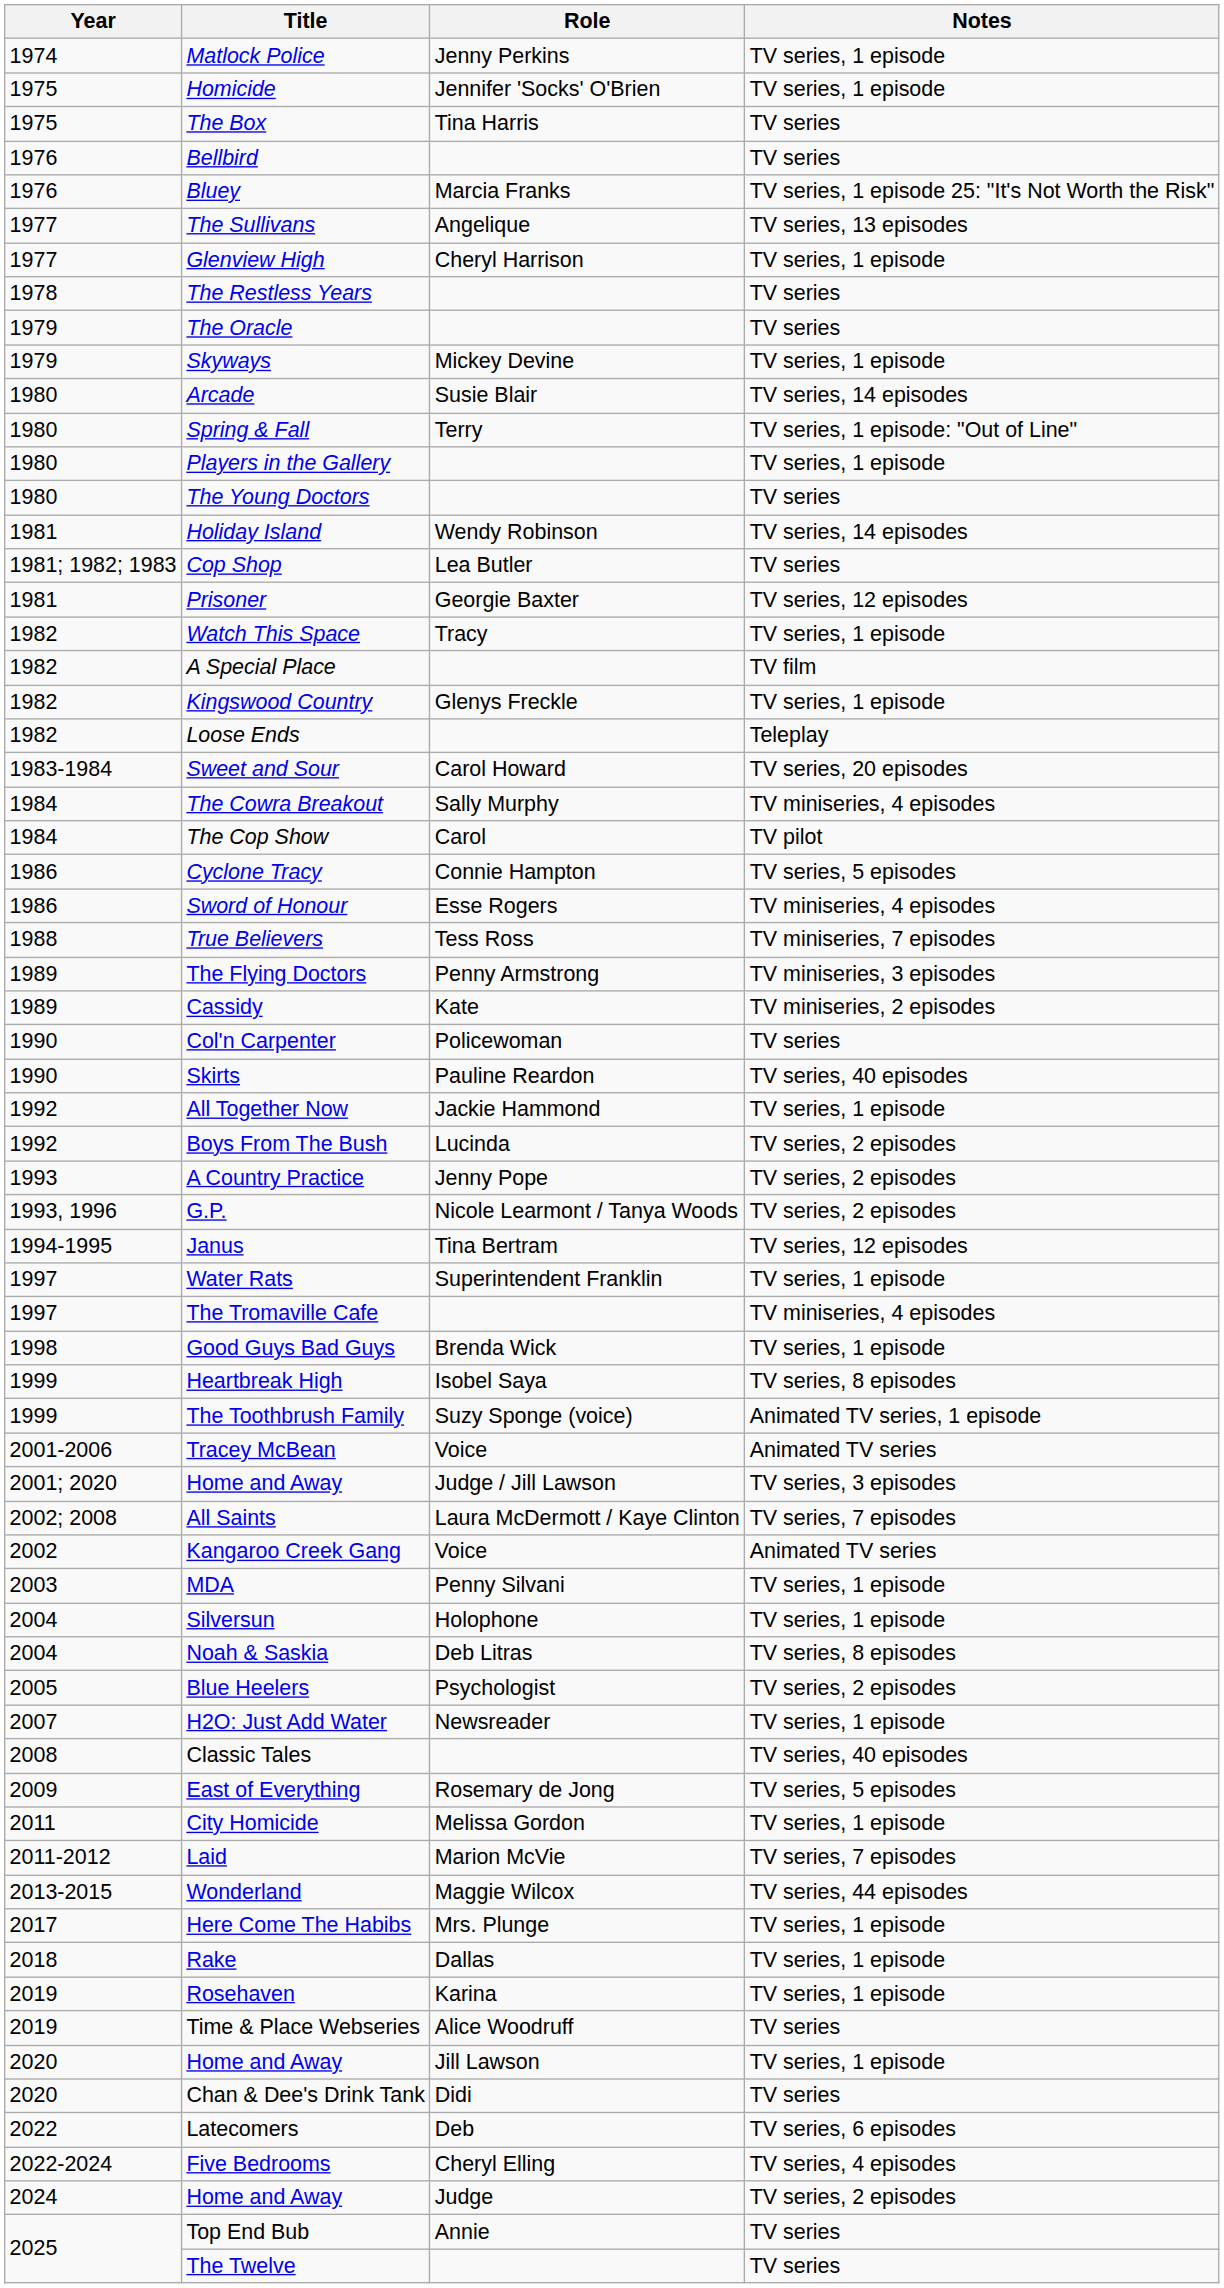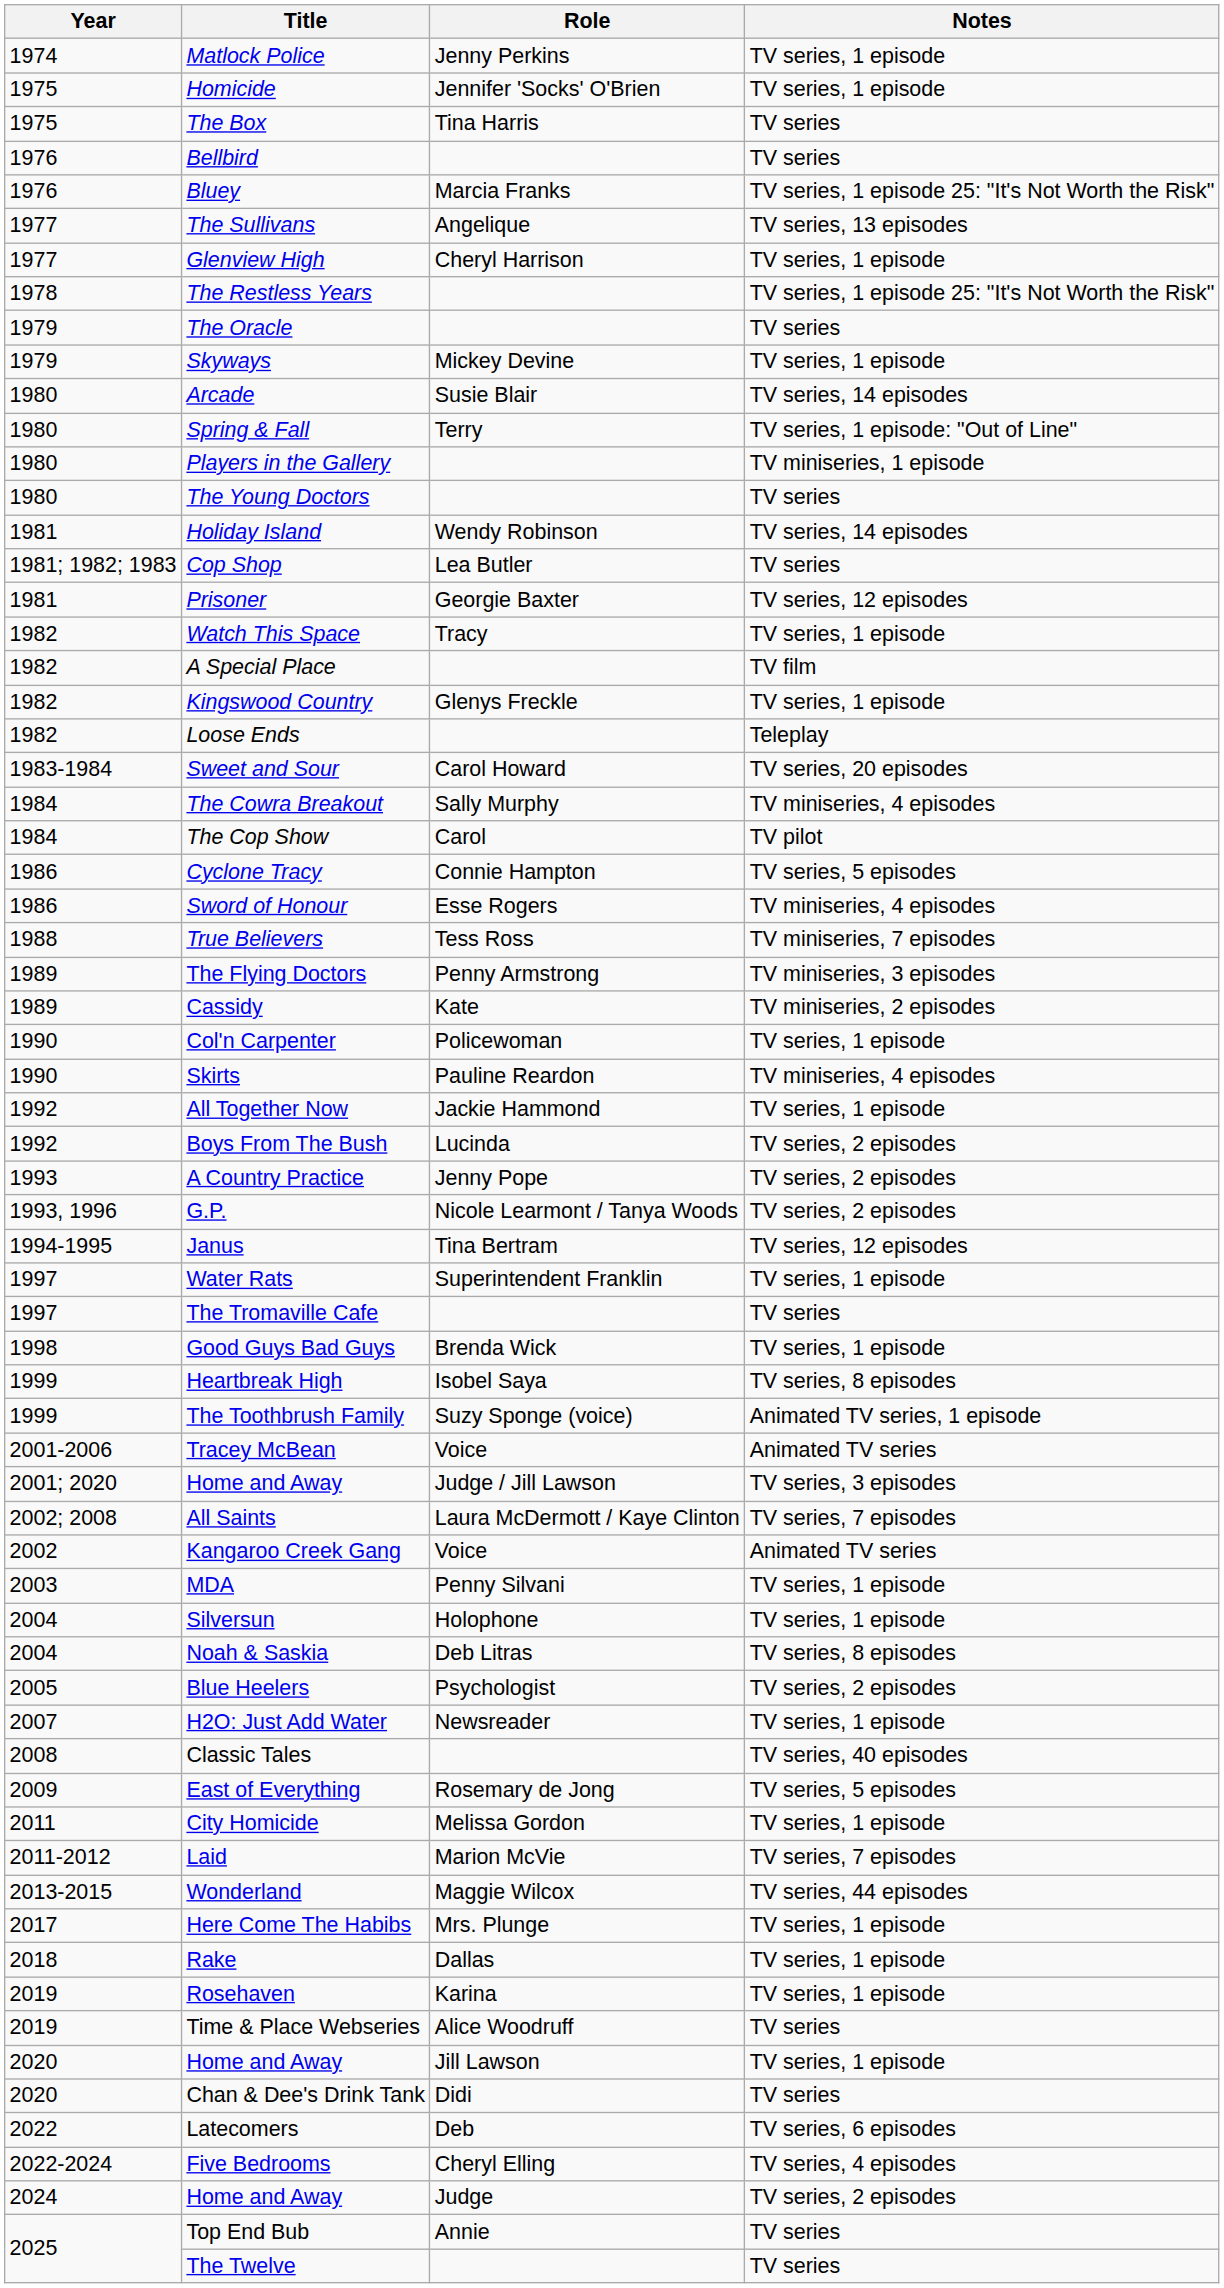(795, 293) TV series -> (982, 293) TV series, 1 episode 25: "It's Not Worth the Risk"
(847, 463) TV series, 1 episode -> (867, 463) TV miniseries, 1 episode
(795, 1041) TV series -> (847, 1041) TV series, 1 episode
(859, 1075) TV series, 40 episodes -> (872, 1075) TV miniseries, 4 episodes
(872, 1313) TV miniseries, 4 episodes -> (795, 1313) TV series
